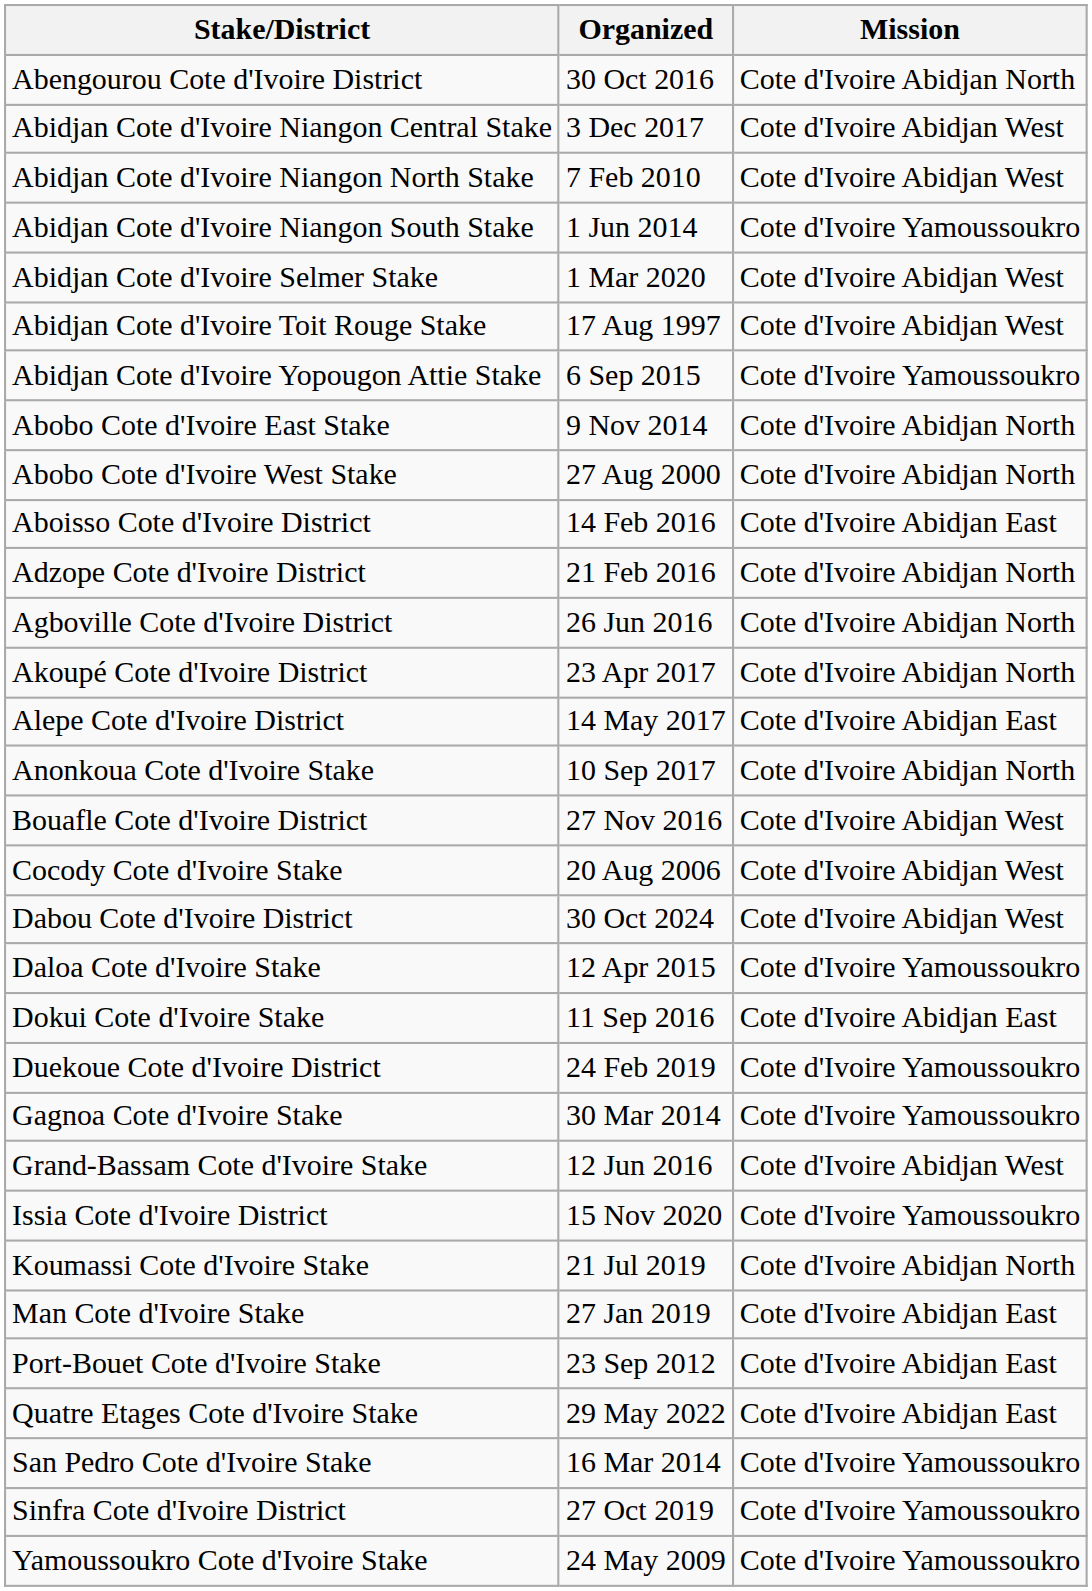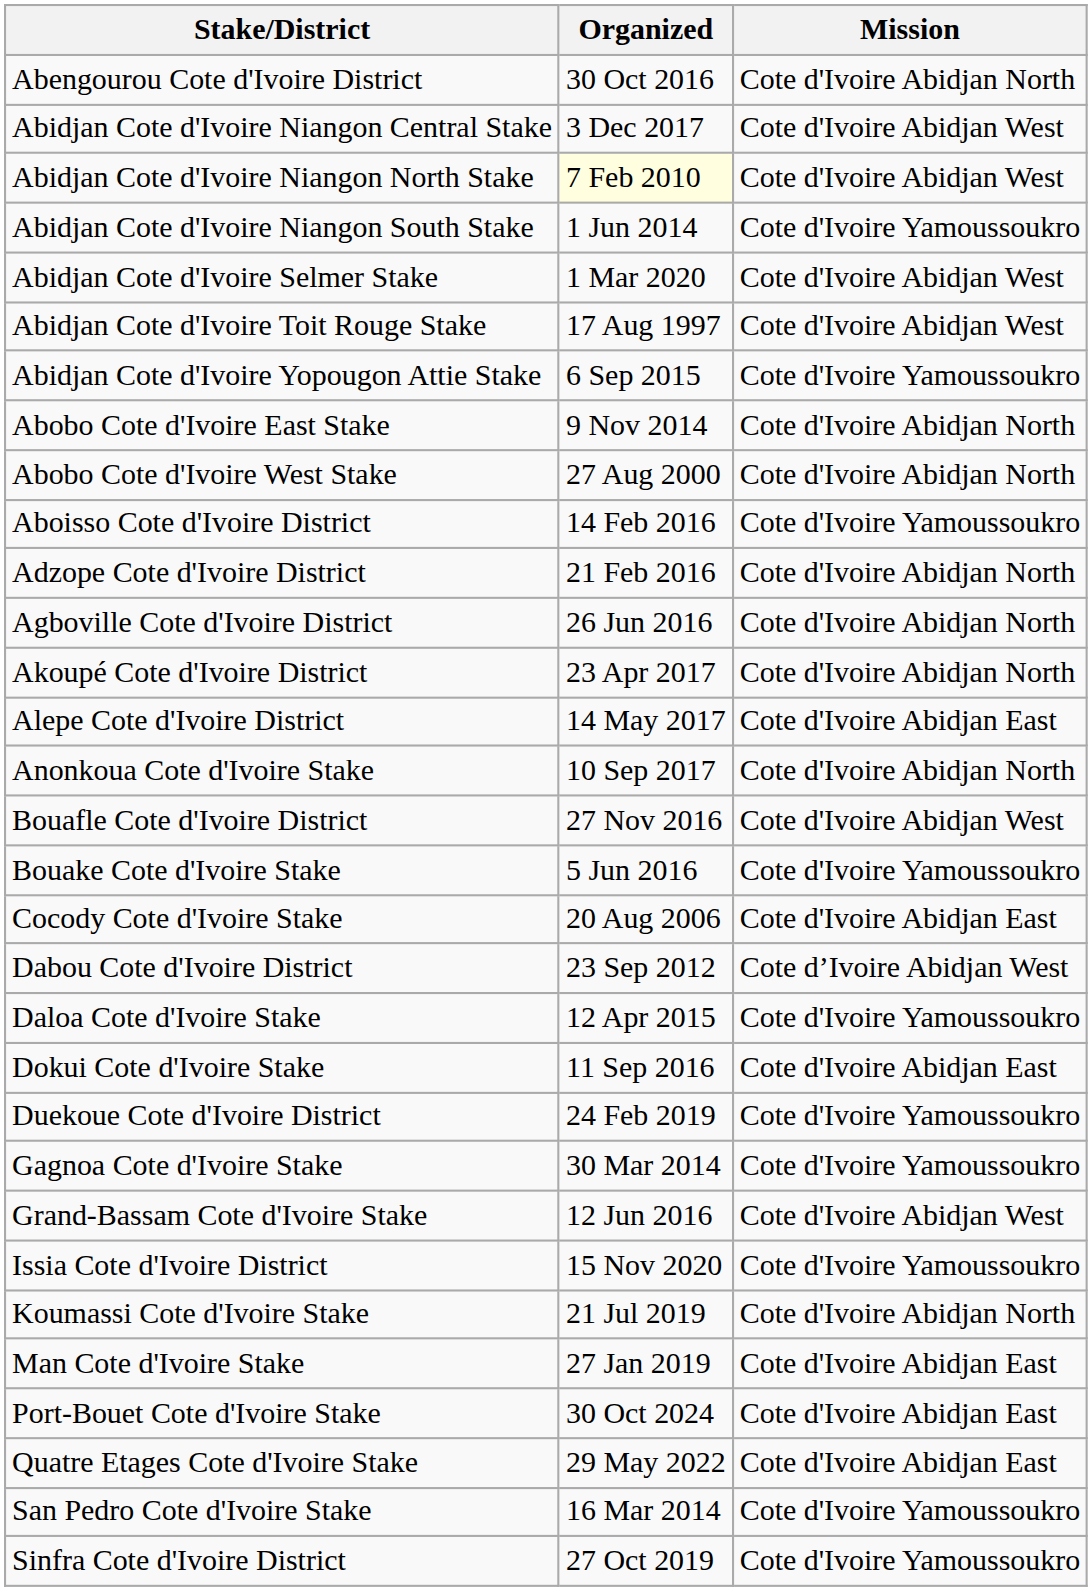(633, 177) no background -> (633, 177) lightyellow background
(898, 523) Cote d'Ivoire Abidjan East -> (910, 523) Cote d'Ivoire Yamoussoukro
+ row: (176, 869)
(902, 869) Cote d'Ivoire Abidjan West -> (898, 918) Cote d'Ivoire Abidjan East
(640, 918) 30 Oct 2024 -> (641, 968) 23 Sep 2012
(902, 918) Cote d'Ivoire Abidjan West -> (904, 968) Cote d’Ivoire Abidjan West
(641, 1363) 23 Sep 2012 -> (640, 1412) 30 Oct 2024
- row: (220, 1560)
